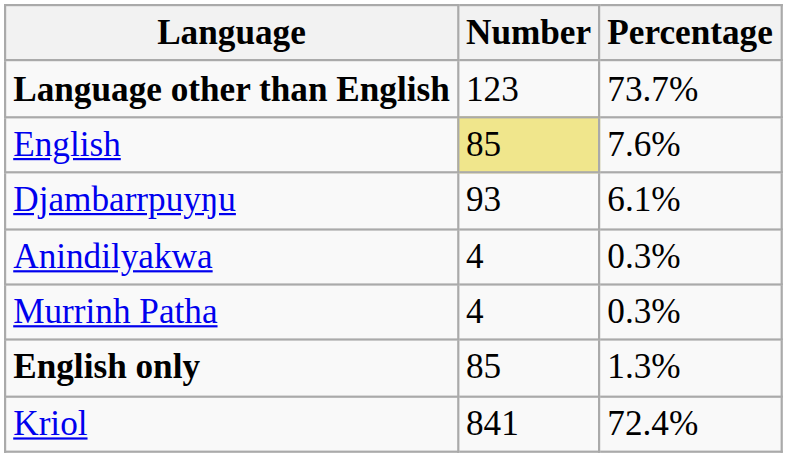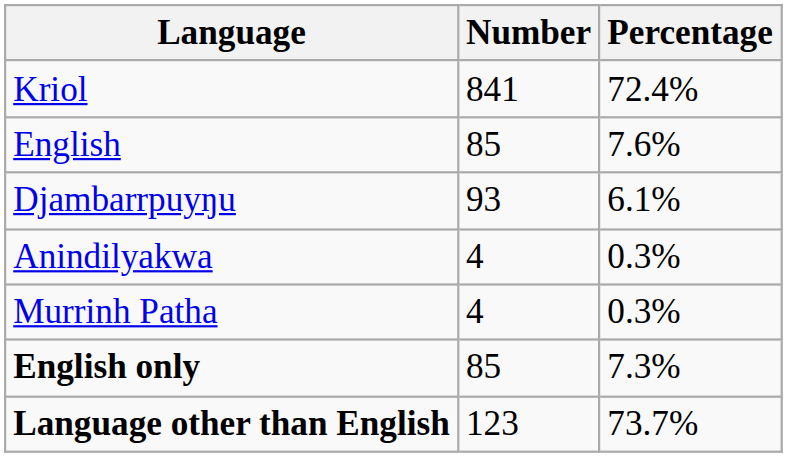rows swapped: (50, 423) <-> (231, 88)
(484, 144) khaki background -> (484, 144) no background
(644, 367) 1.3% -> (644, 367) 7.3%
